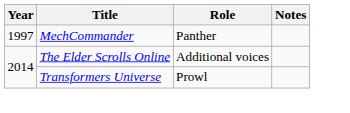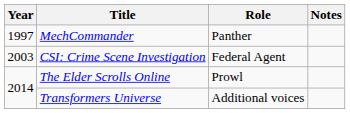+ row: (123, 56)
(223, 56) Additional voices -> (227, 77) Prowl
(192, 77) Prowl -> (258, 98) Additional voices
